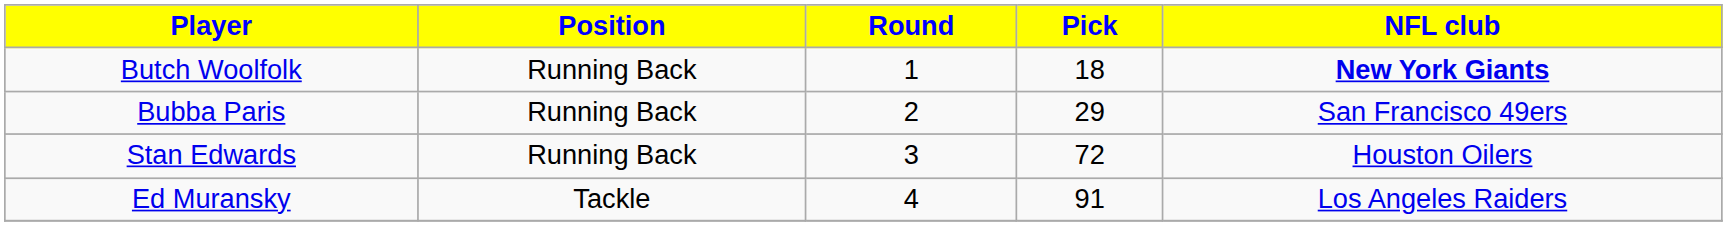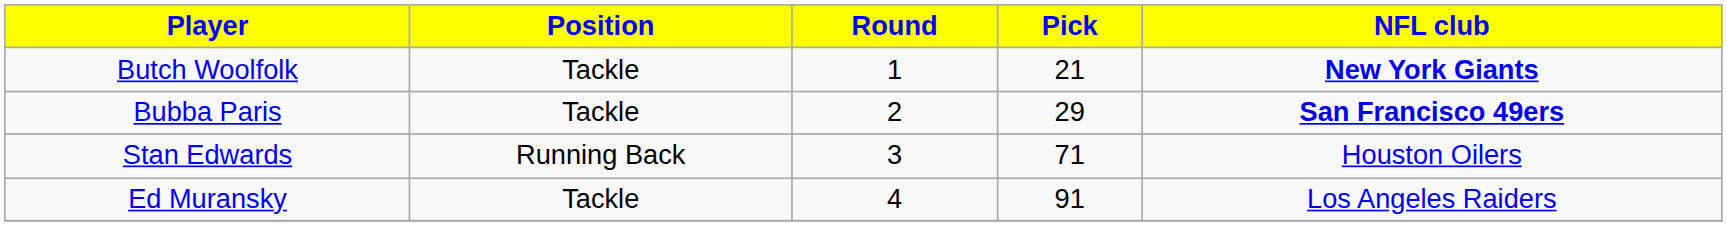(612, 69) Running Back -> (601, 69) Tackle
(1090, 69) 18 -> (1070, 69) 21
(612, 112) Running Back -> (601, 112) Tackle
(1442, 112) normal -> (1432, 112) bold
(1090, 155) 72 -> (1070, 155) 71
